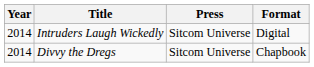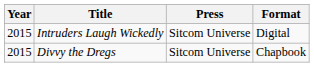(19, 33) 2014 -> (19, 33) 2015
(19, 52) 2014 -> (19, 52) 2015
